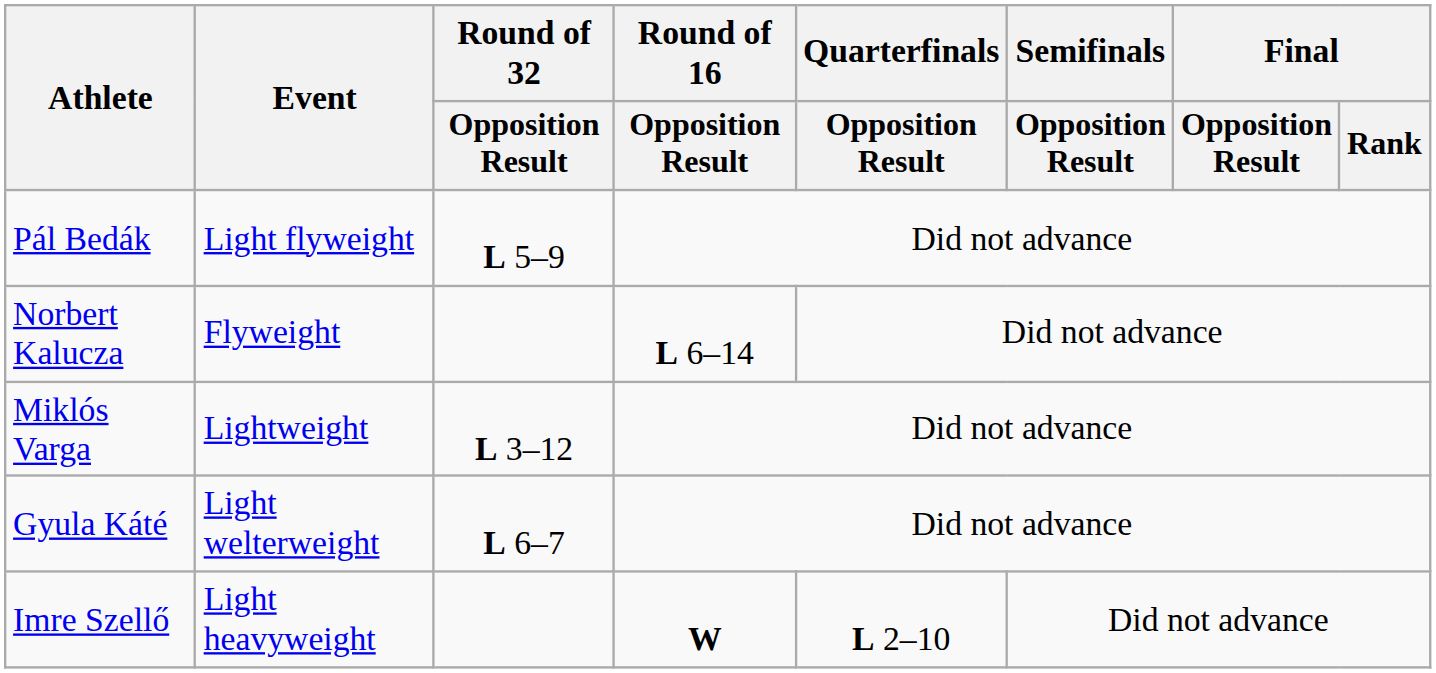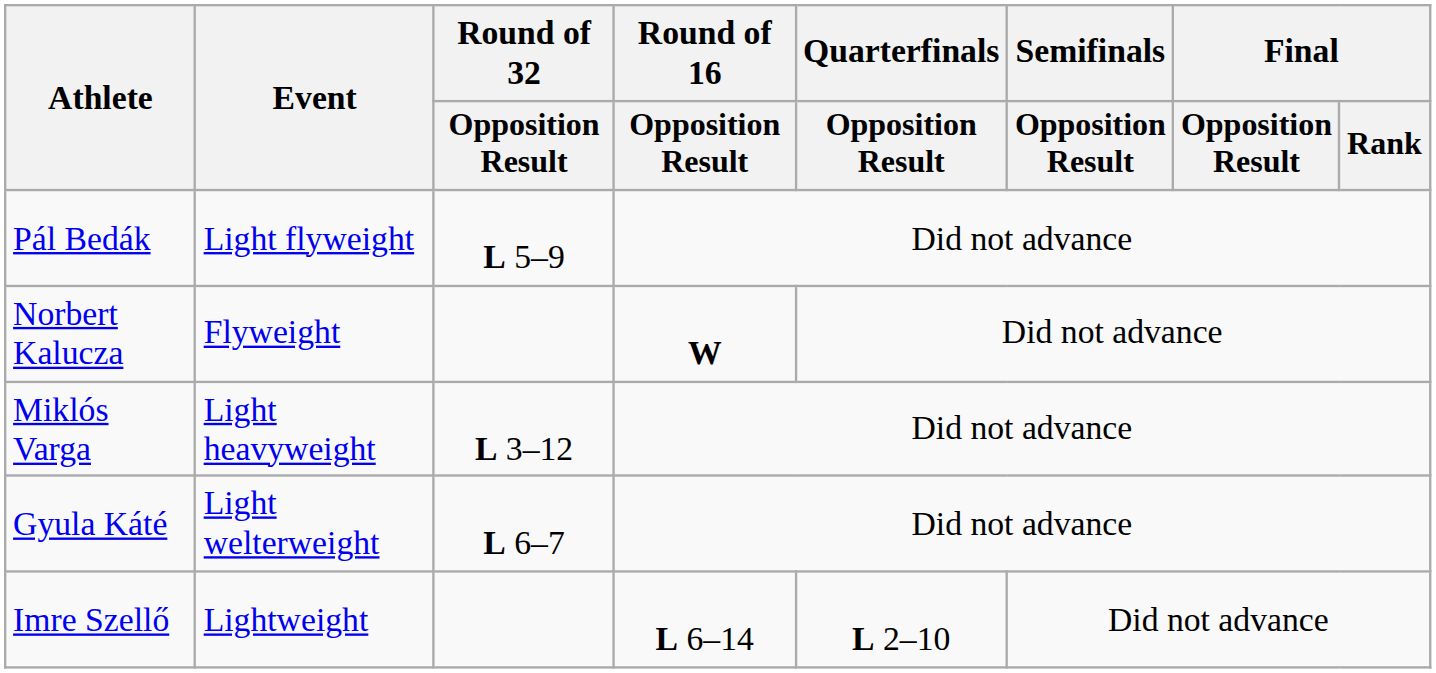(705, 353) L 6–14 -> (705, 353) W
(286, 428) Lightweight -> (290, 428) Light heavyweight
(290, 619) Light heavyweight -> (286, 619) Lightweight
(705, 639) W -> (705, 639) L 6–14
